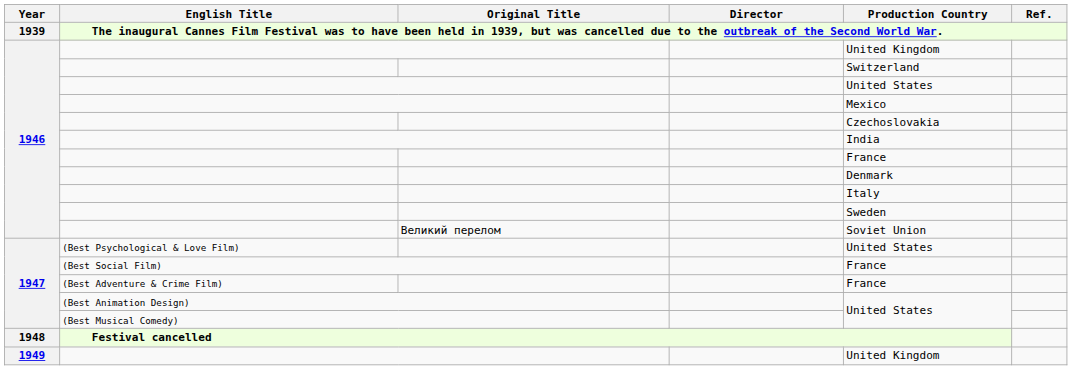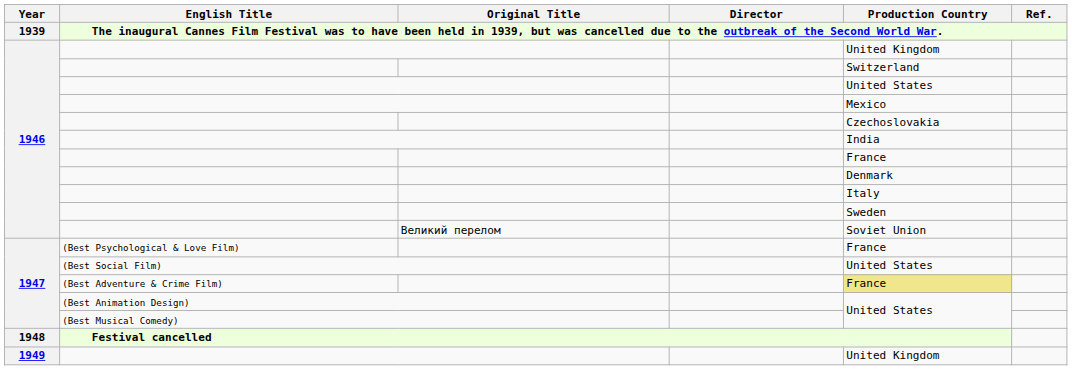(890, 248) United States -> (866, 248) France
(866, 266) France -> (890, 266) United States
(866, 284) no background -> (866, 284) khaki background
